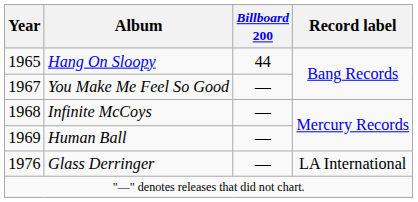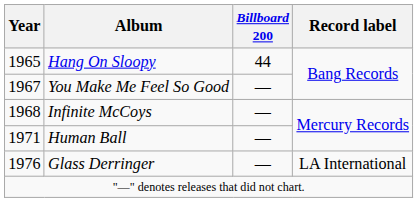(24, 138) 1969 -> (24, 138) 1971
